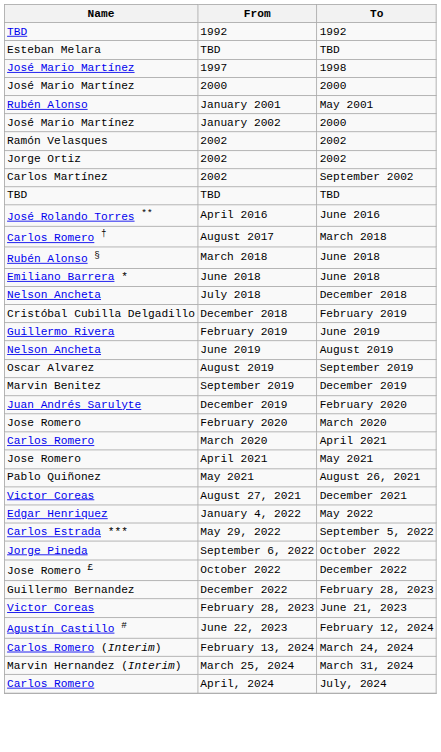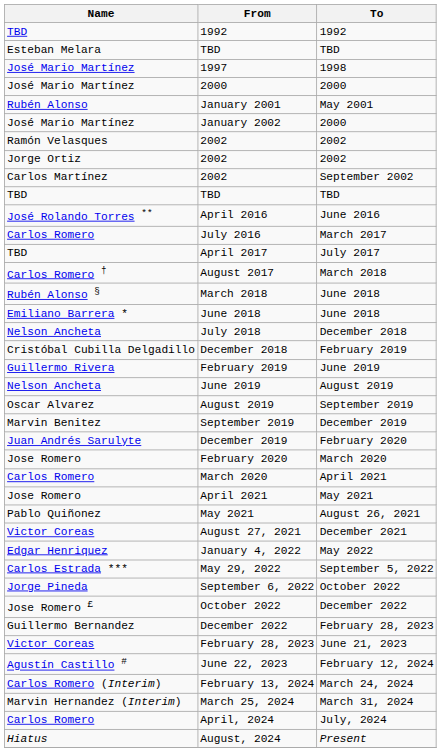+ row: (51, 235)
+ row: (17, 253)
+ row: (27, 738)
